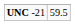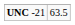(59, 12) 59.5 -> (59, 12) 63.5
